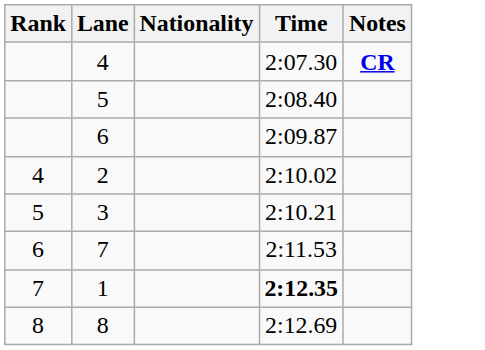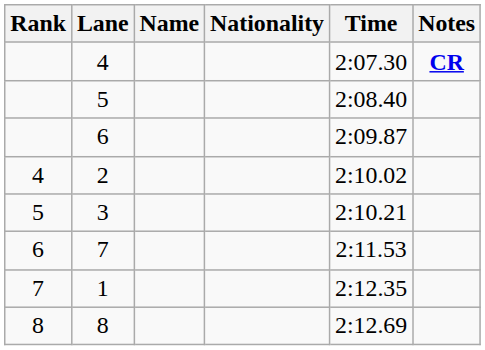+ column: (169, 23)
(301, 288) bold -> (371, 288) normal
